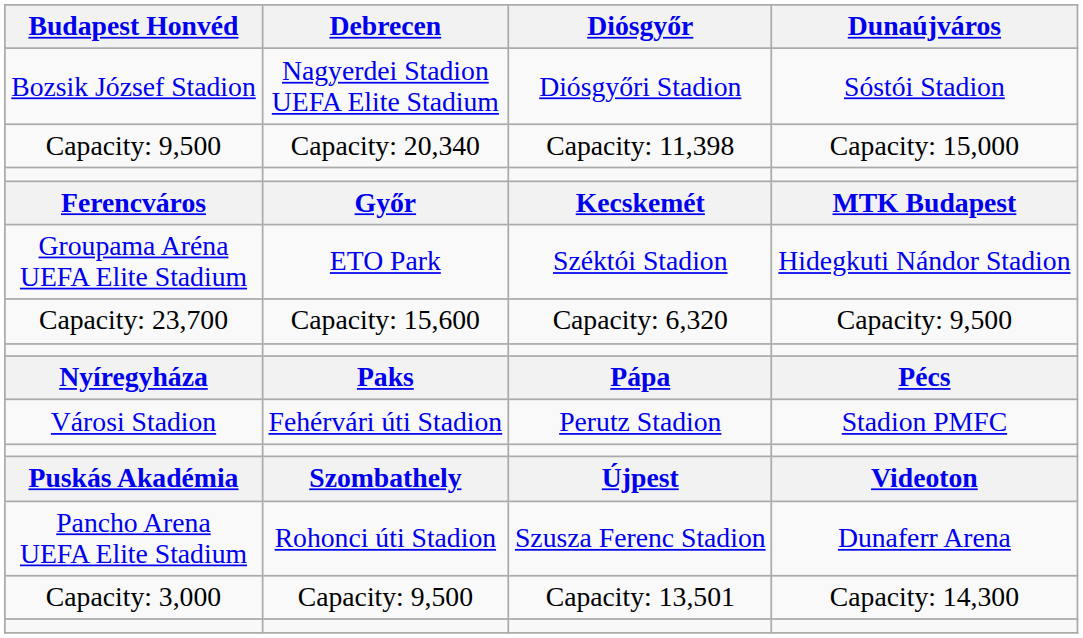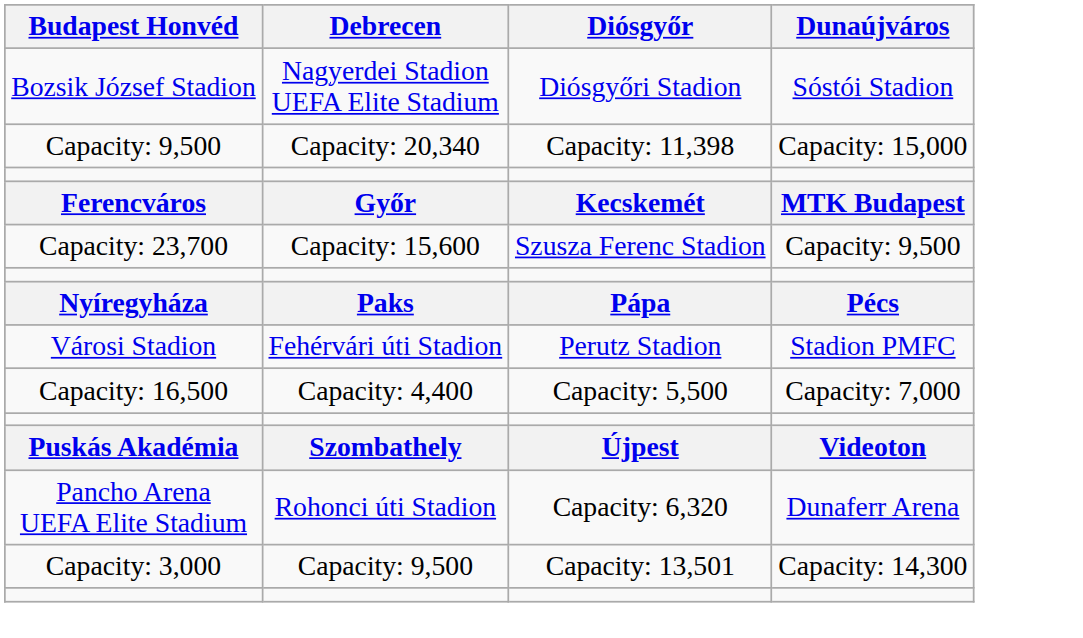- row: (133, 261)
(640, 320) Capacity: 6,320 -> (640, 245) Szusza Ferenc Stadion
+ row: (133, 390)
(640, 537) Szusza Ferenc Stadion -> (640, 506) Capacity: 6,320
